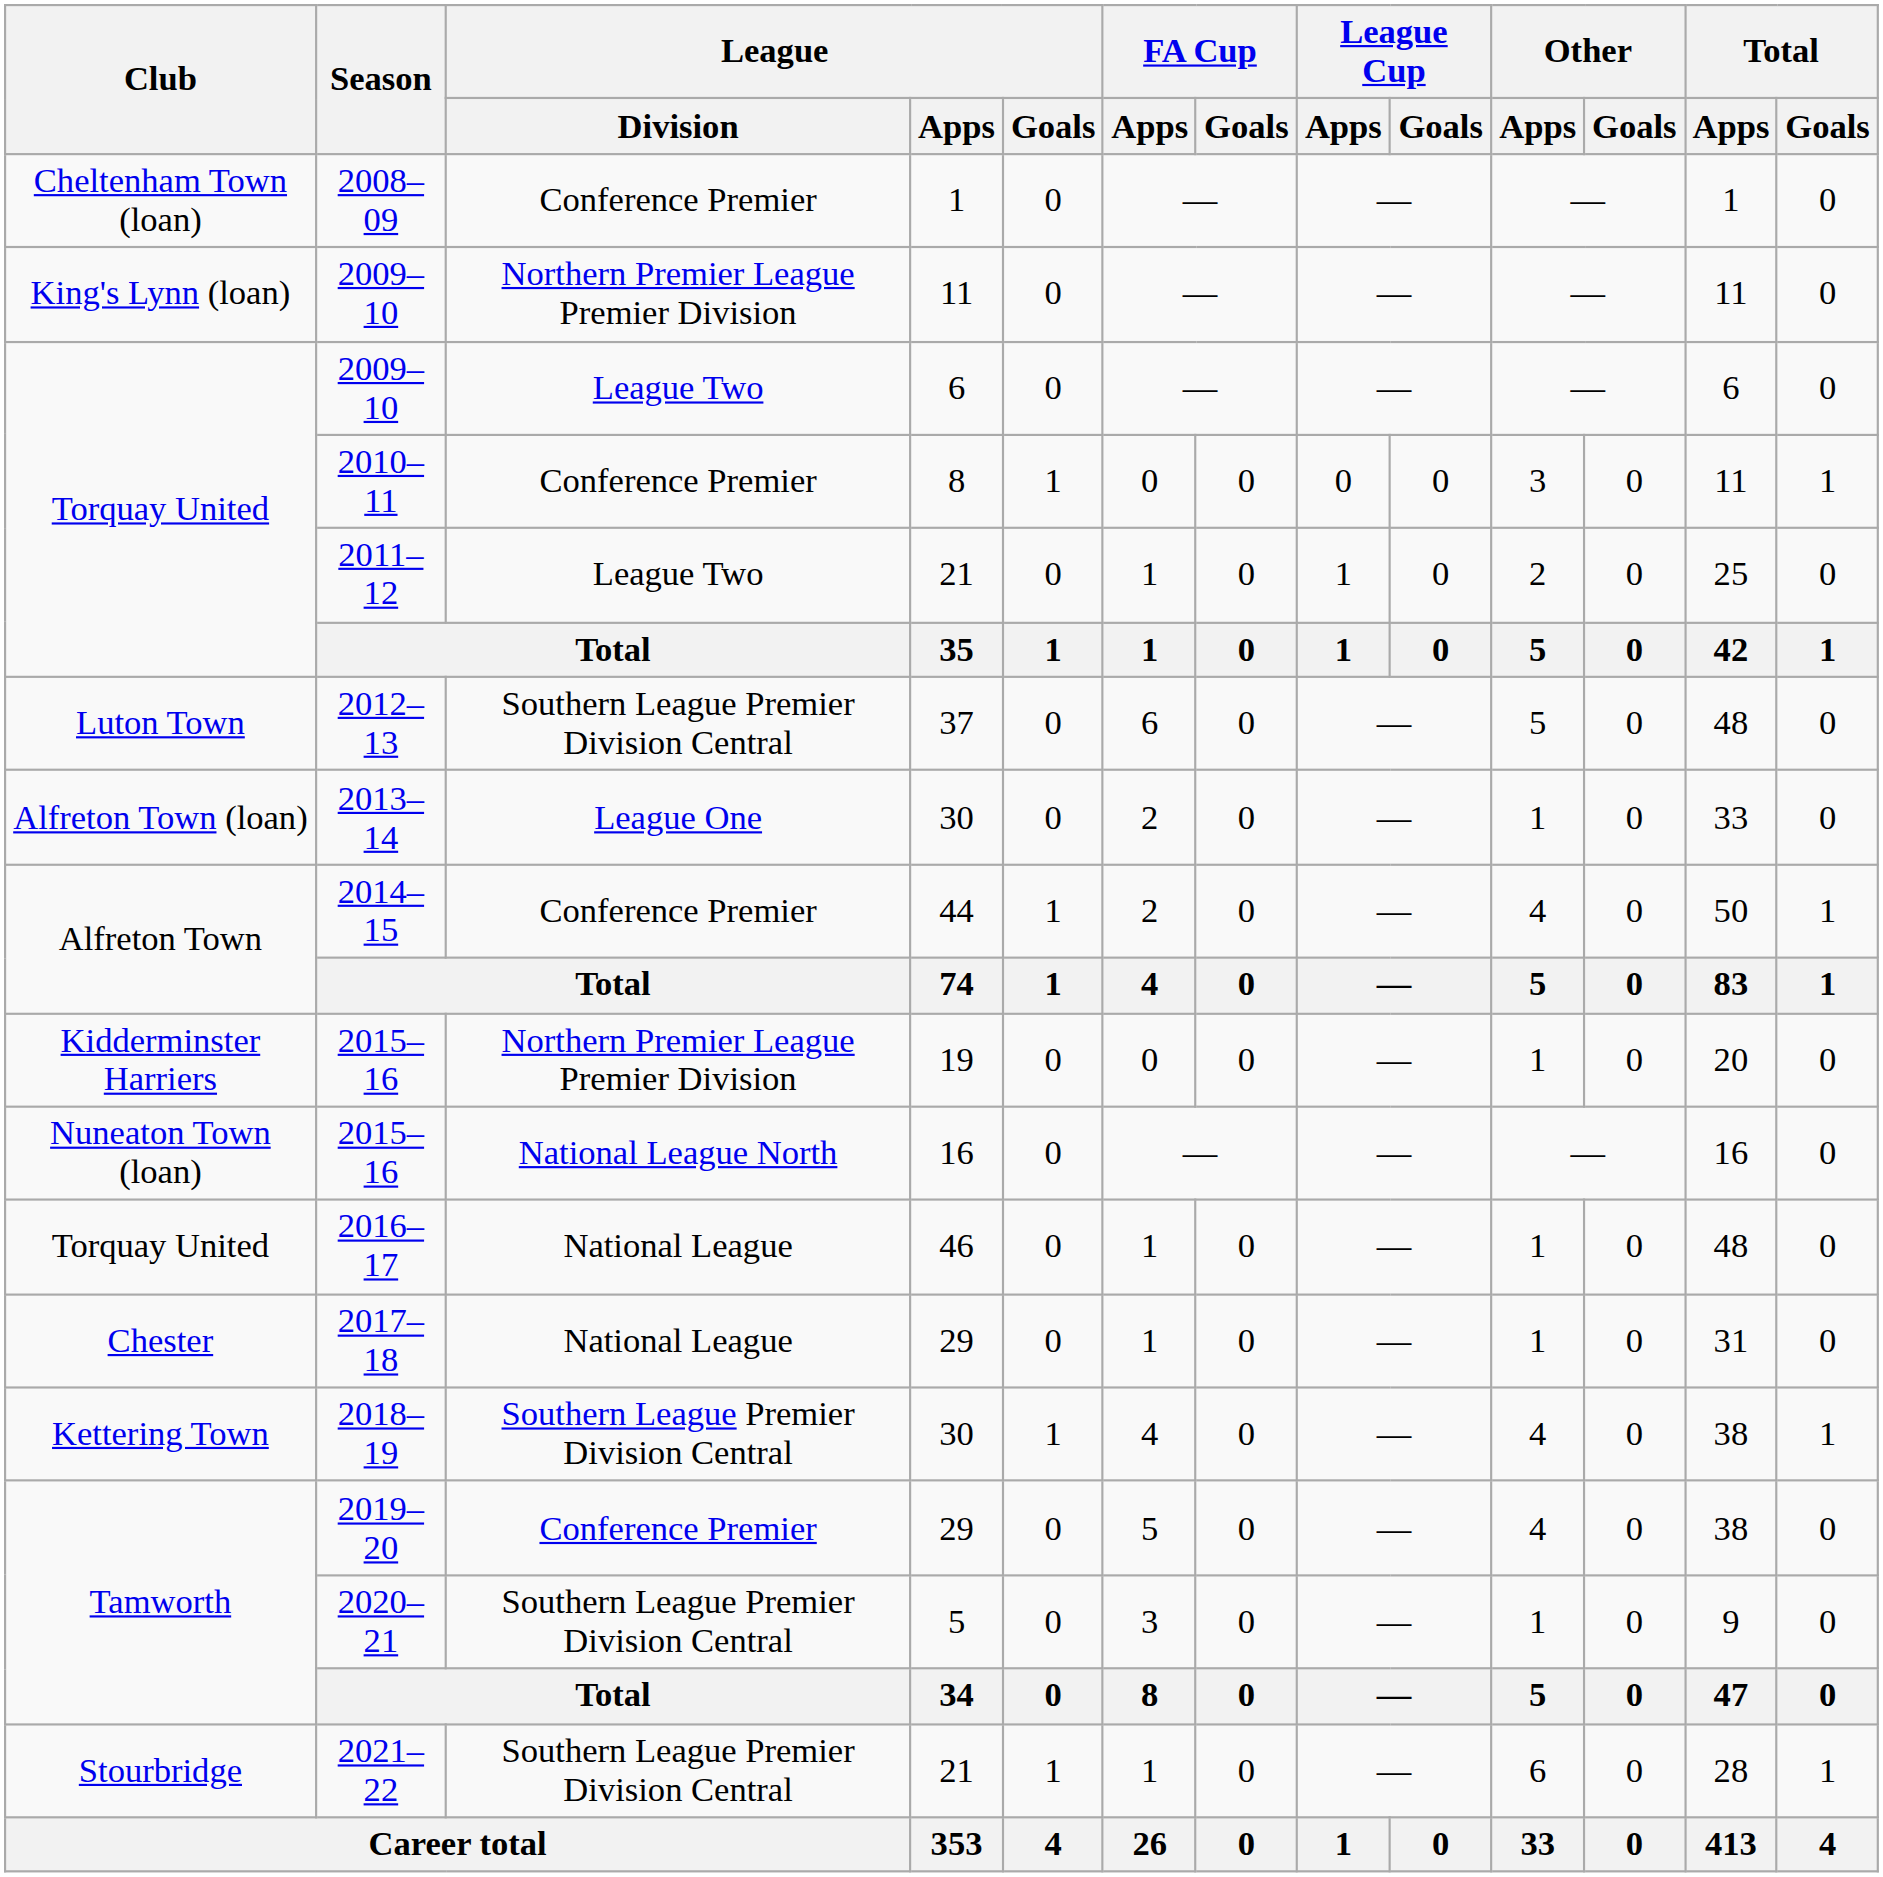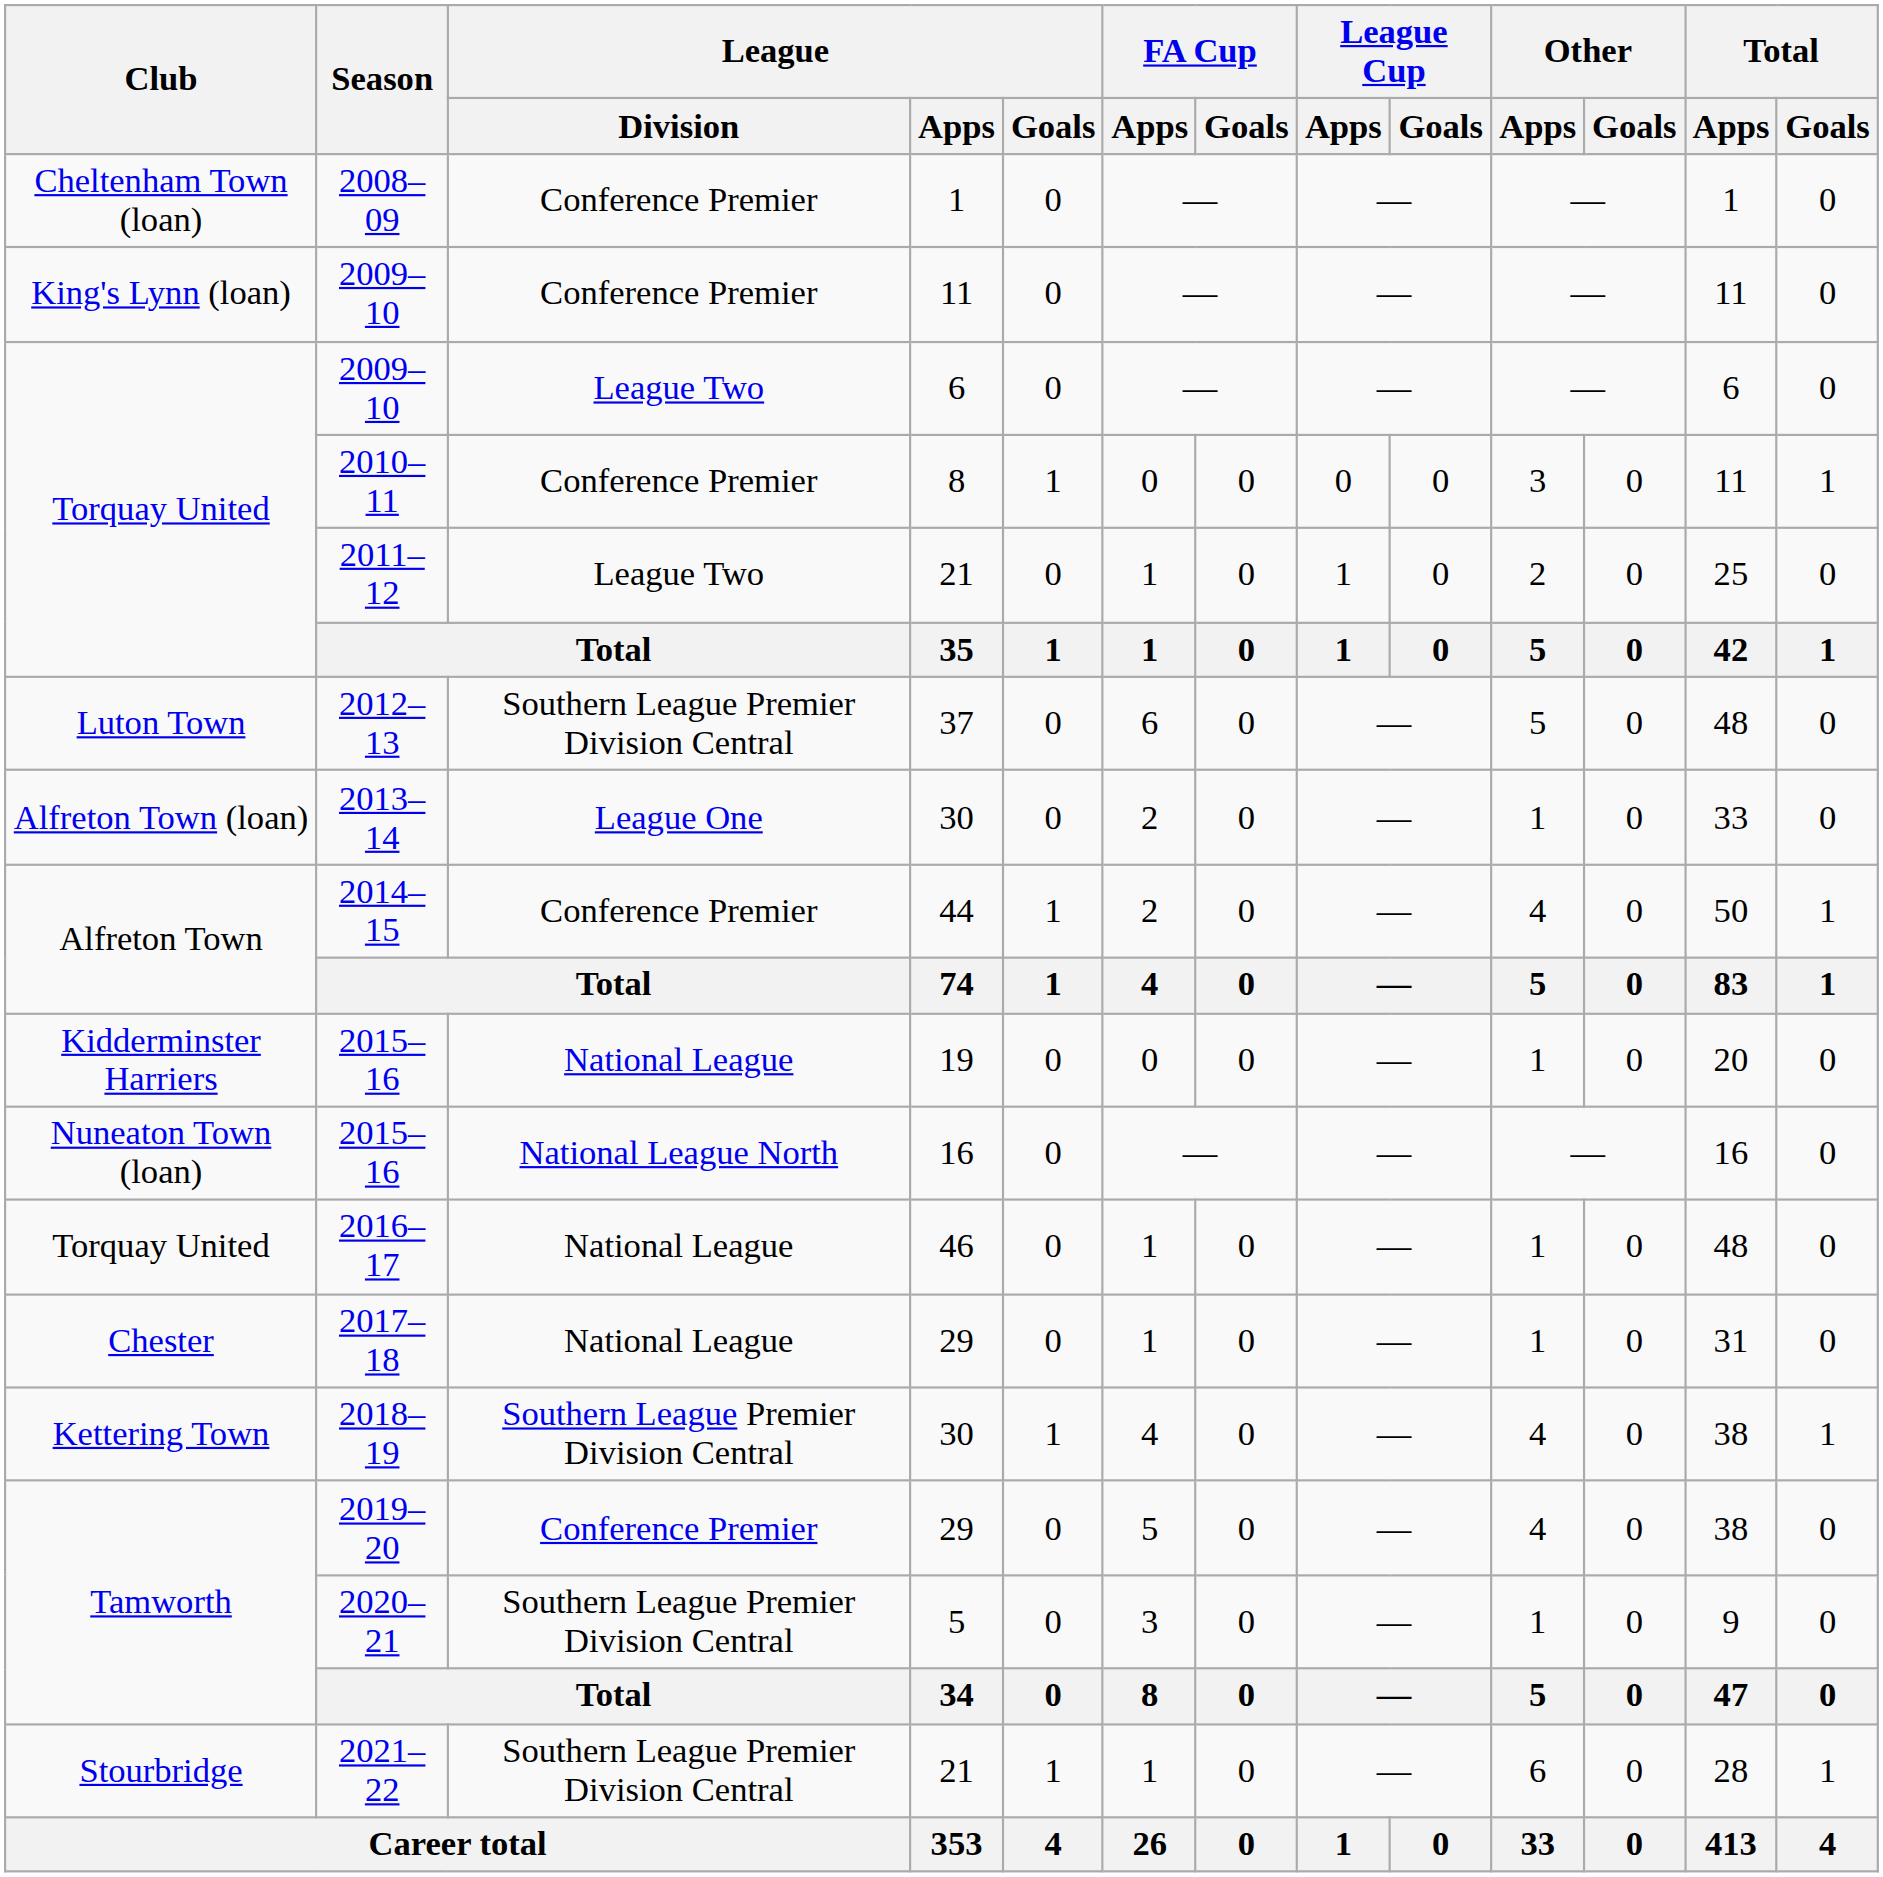(678, 293) Northern Premier League Premier Division -> (679, 293) Conference Premier
(678, 1058) Northern Premier League Premier Division -> (679, 1058) National League
